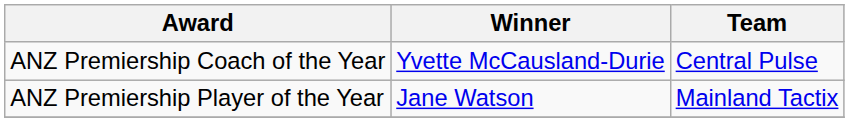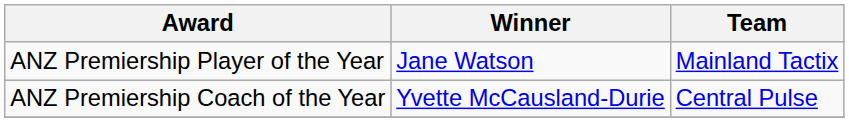rows swapped: (197, 98) <-> (198, 60)
